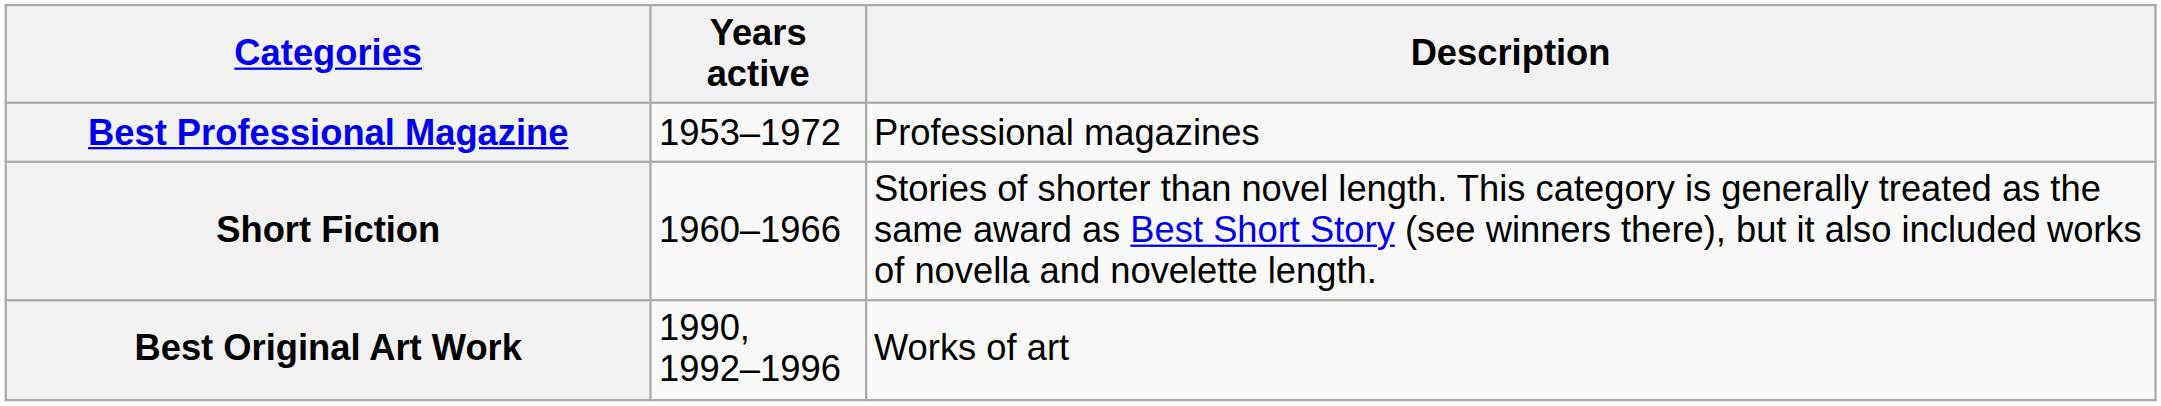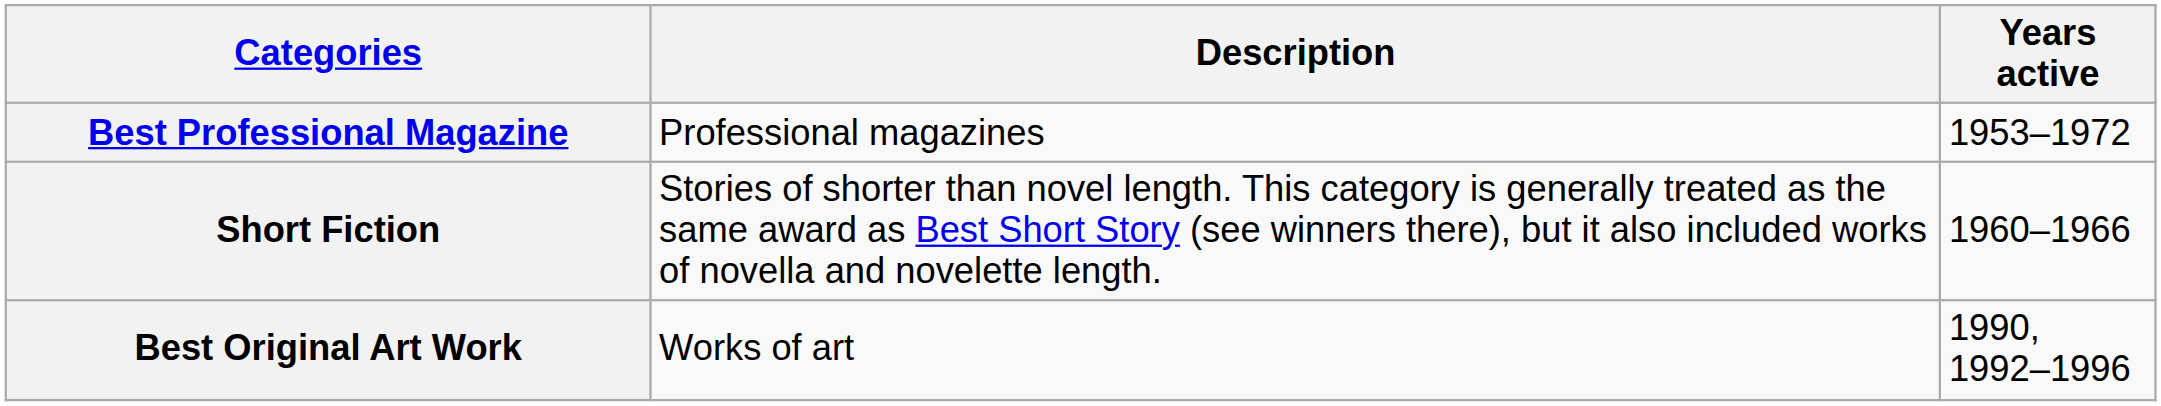columns swapped: (758, 53) <-> (1511, 53)
